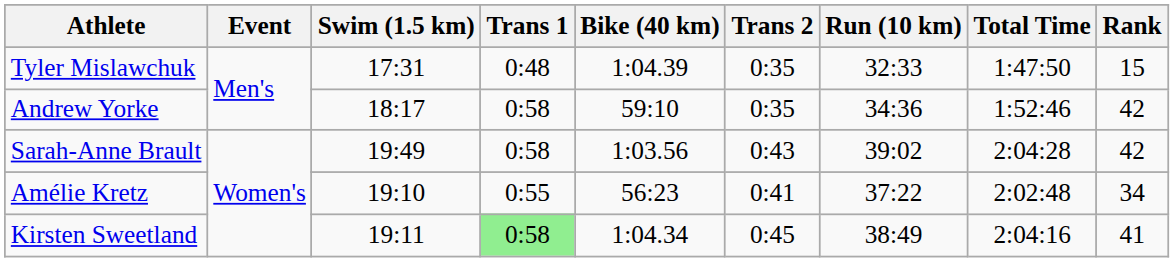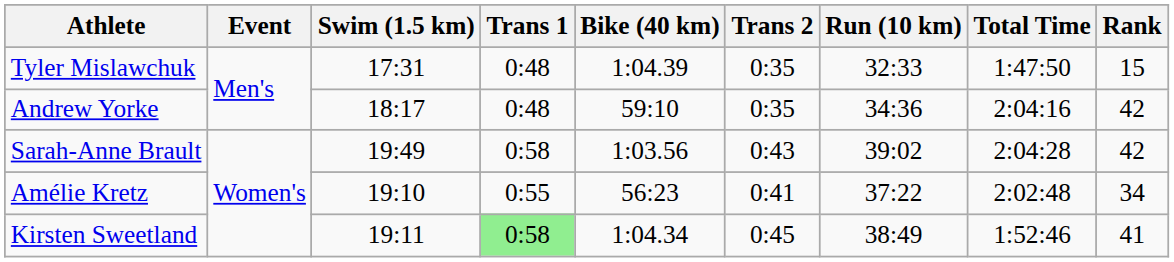(527, 109) 0:58 -> (527, 109) 0:48
(1032, 109) 1:52:46 -> (1032, 109) 2:04:16
(1032, 234) 2:04:16 -> (1032, 234) 1:52:46
